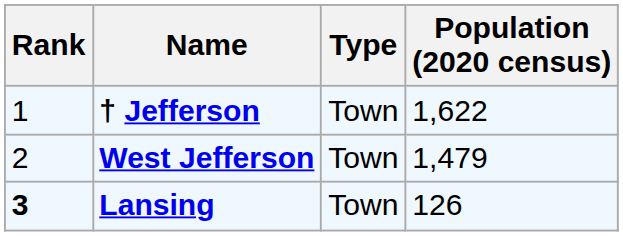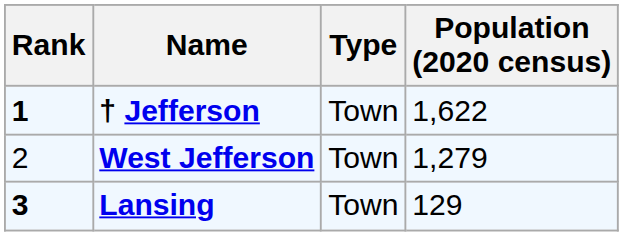(20, 109) normal -> (20, 109) bold
(450, 157) 1,479 -> (450, 157) 1,279
(437, 205) 126 -> (437, 205) 129
